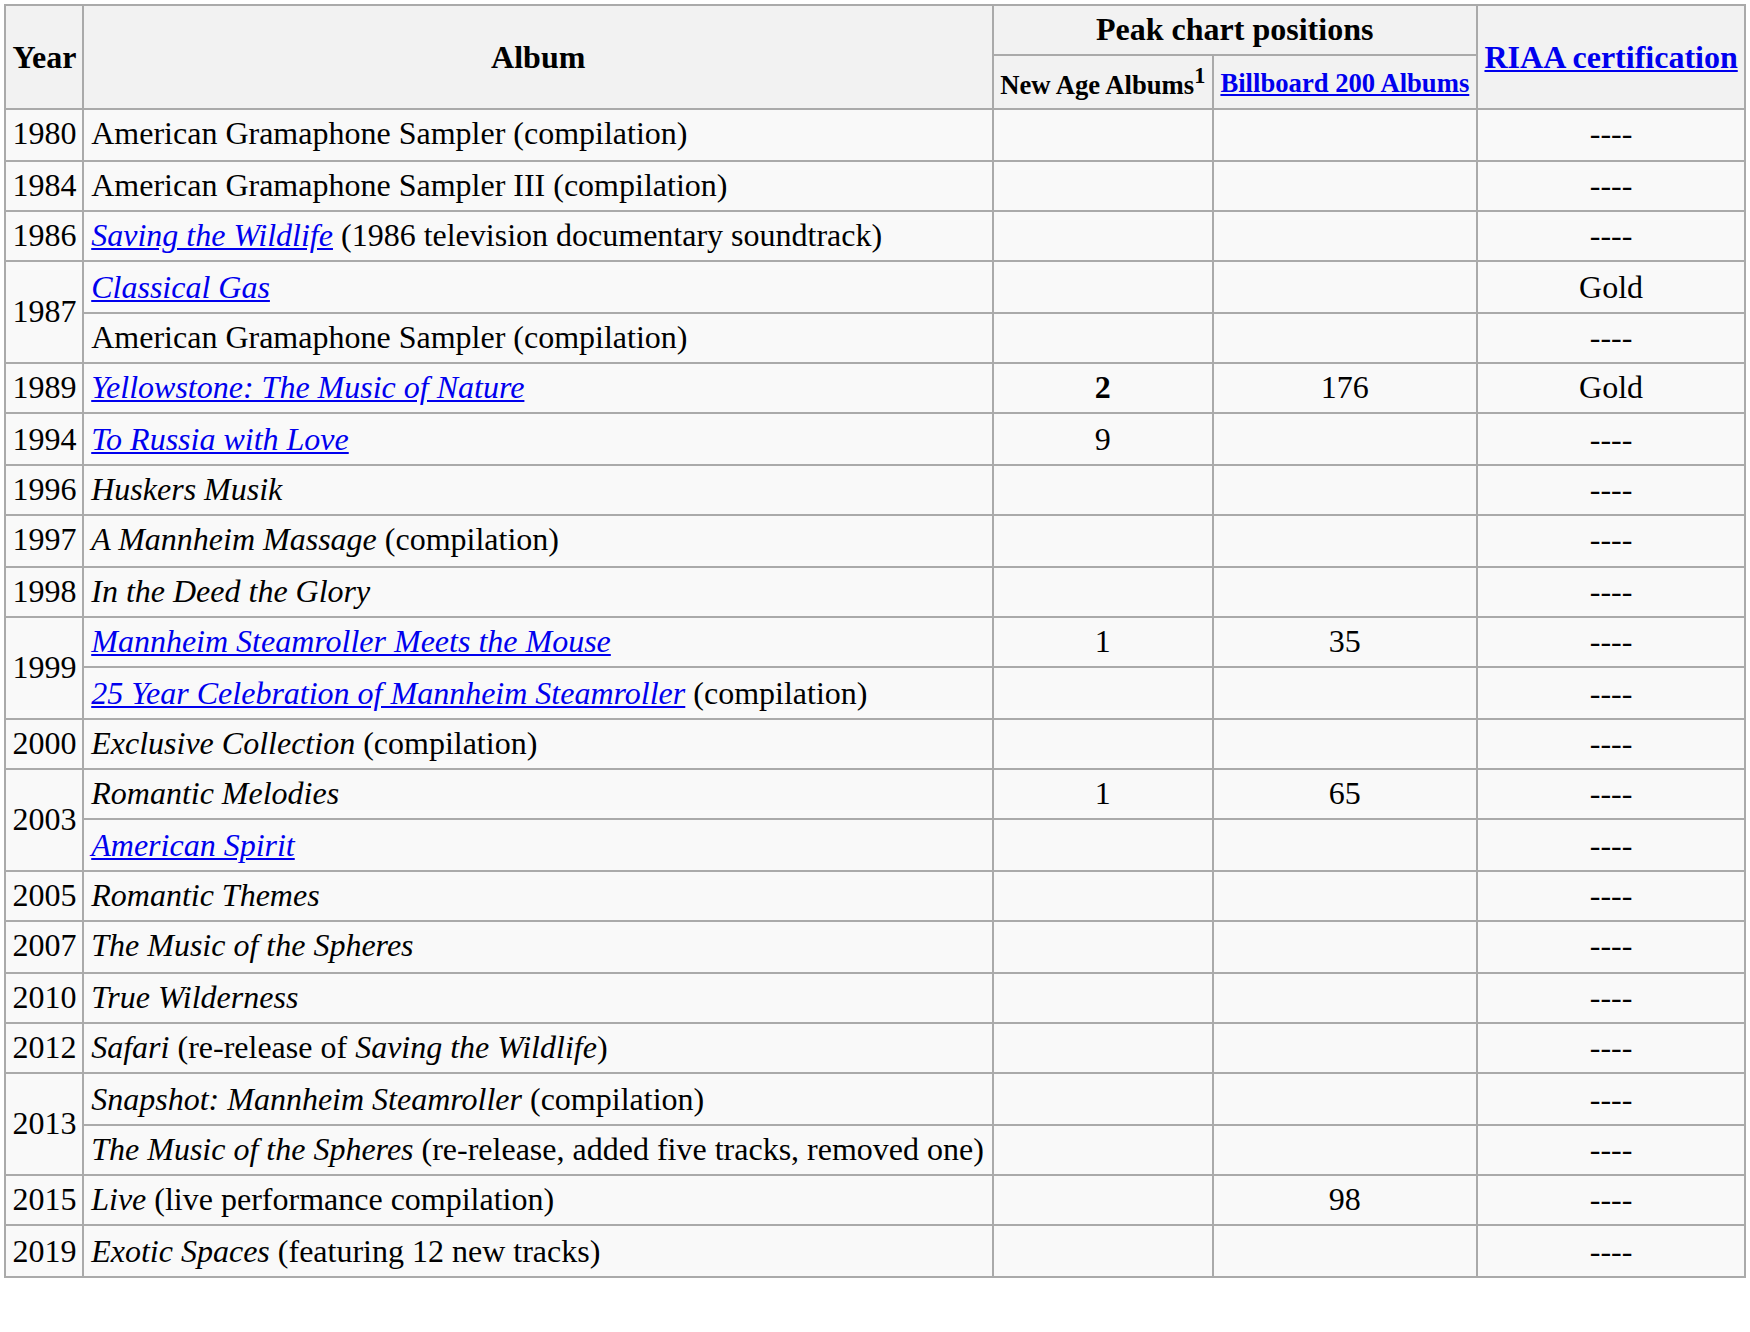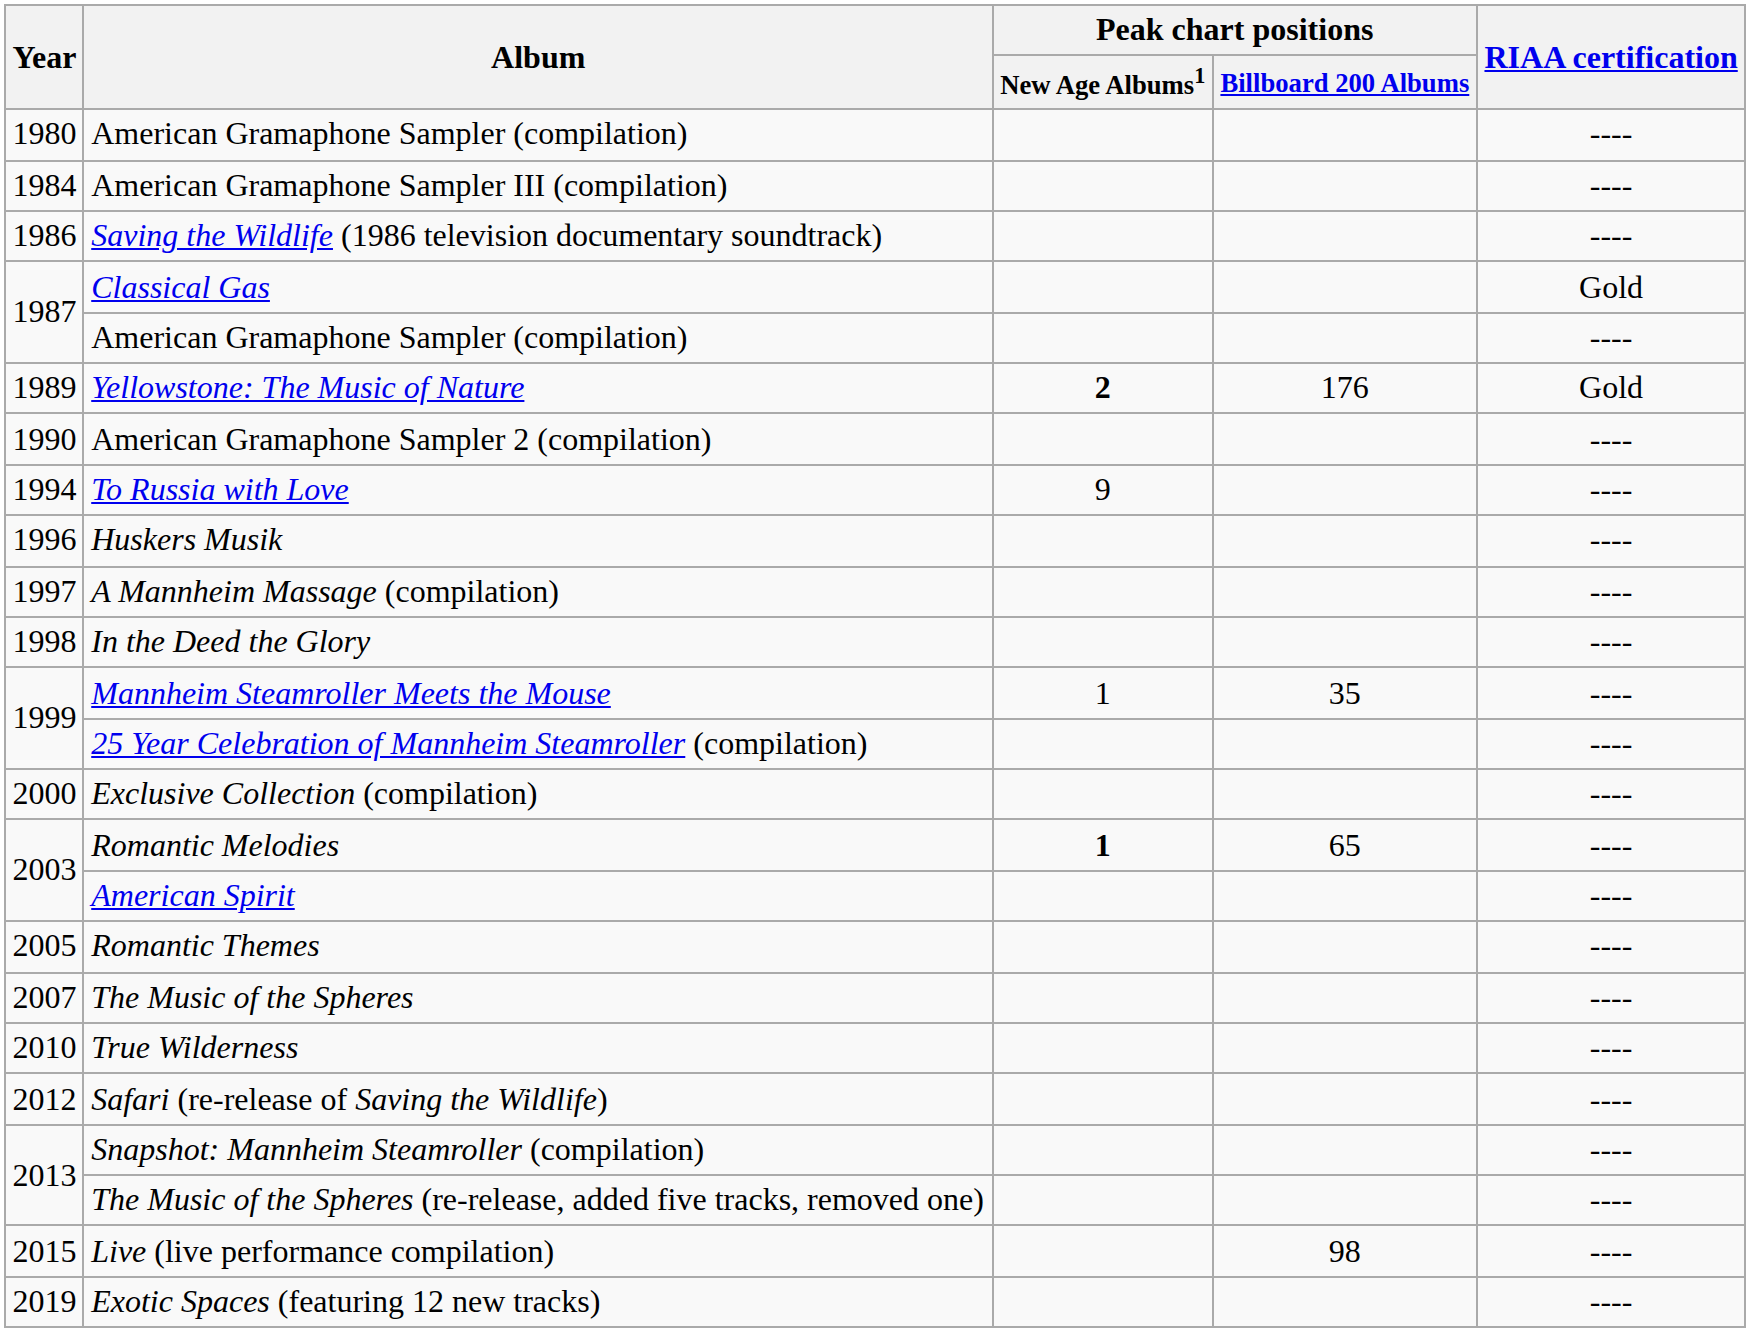+ row: (44, 438)
(1103, 794) normal -> (1103, 844) bold
